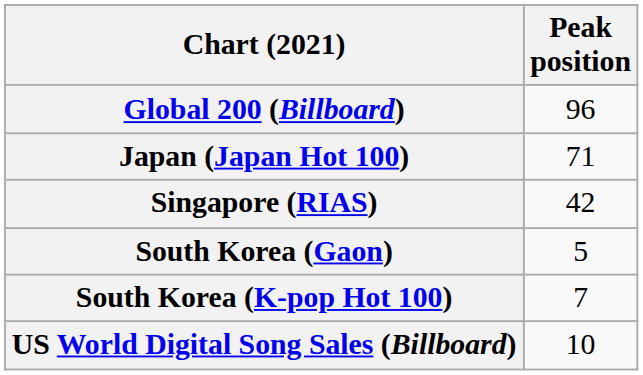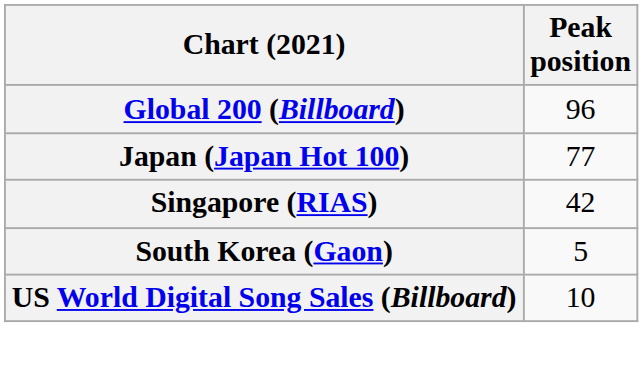(581, 155) 71 -> (581, 155) 77
- row: (264, 297)
